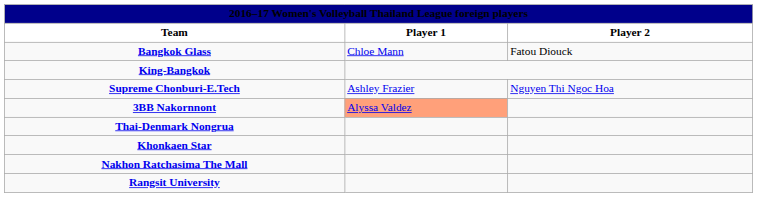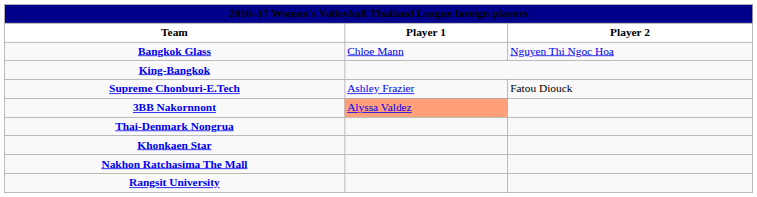(541, 51) Fatou Diouck -> (562, 51) Nguyen Thi Ngoc Hoa
(562, 89) Nguyen Thi Ngoc Hoa -> (541, 89) Fatou Diouck
